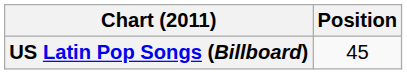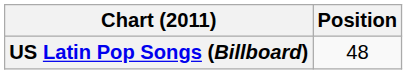(357, 52) 45 -> (357, 52) 48
